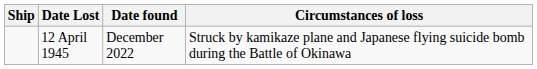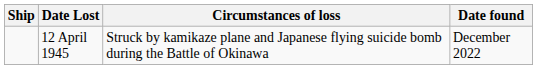columns swapped: (359, 15) <-> (144, 15)
